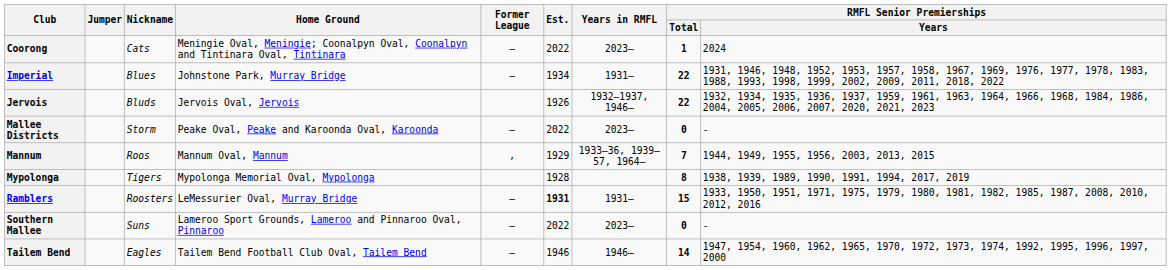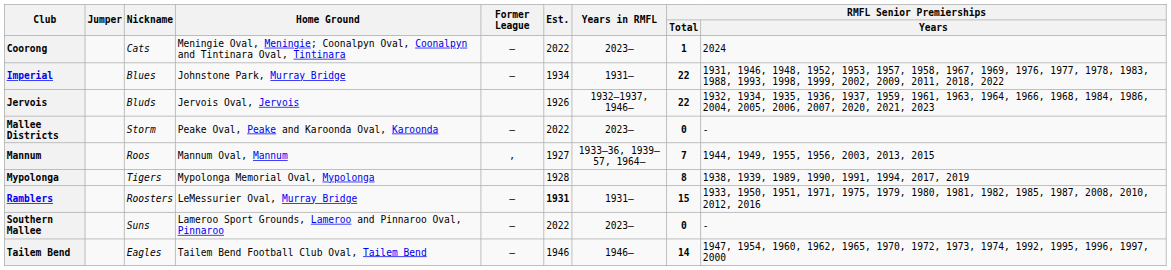(558, 156) 1929 -> (558, 156) 1927
